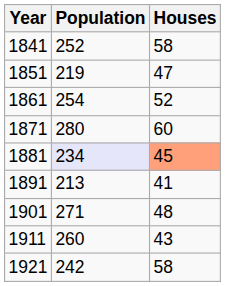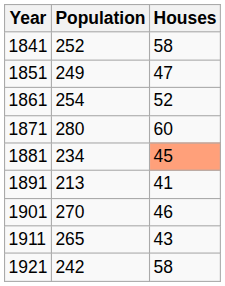(70, 73) 219 -> (70, 73) 249
(70, 156) lavender background -> (70, 156) no background
(70, 211) 271 -> (70, 211) 270
(163, 211) 48 -> (163, 211) 46
(70, 239) 260 -> (70, 239) 265
